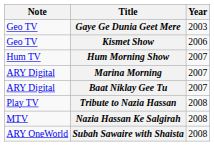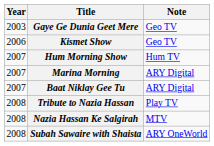columns swapped: (198, 12) <-> (37, 12)
